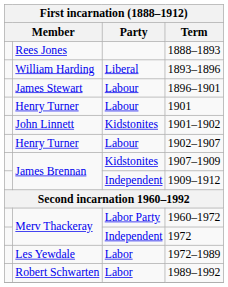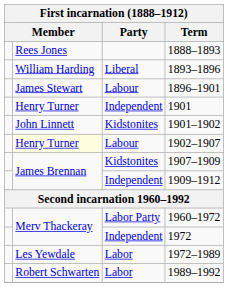(122, 106) Labour -> (134, 106) Independent
(47, 143) no background -> (47, 143) lightyellow background
